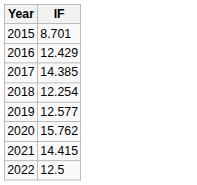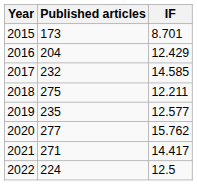+ column: (93, 14)
(59, 72) 14.385 -> (170, 72) 14.585
(59, 92) 12.254 -> (170, 92) 12.211
(59, 151) 14.415 -> (170, 151) 14.417
